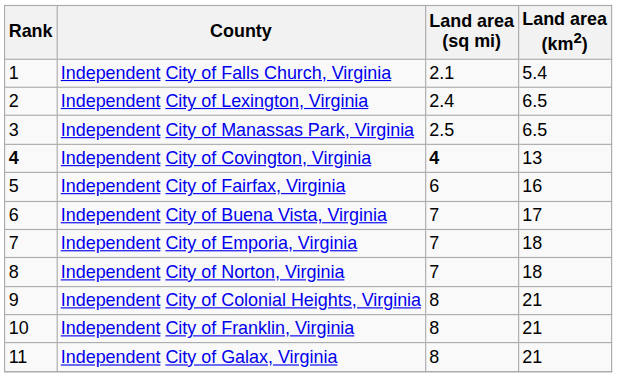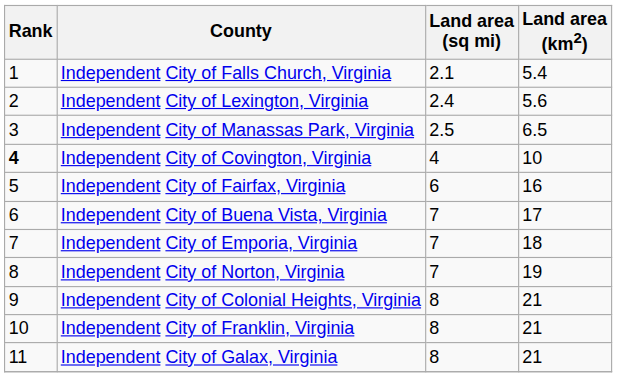(535, 101) 6.5 -> (535, 101) 5.6
(434, 158) bold -> (434, 158) normal
(532, 158) 13 -> (532, 158) 10
(532, 271) 18 -> (532, 271) 19
